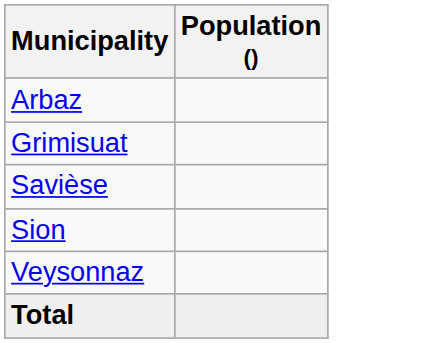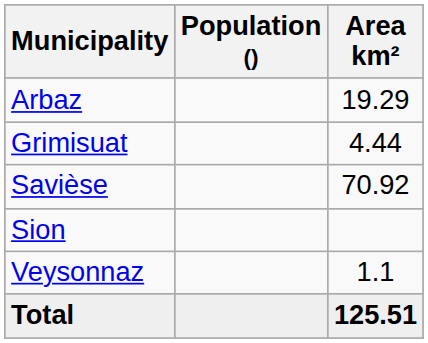+ column: (375, 41)
